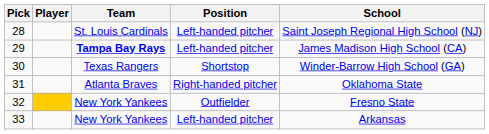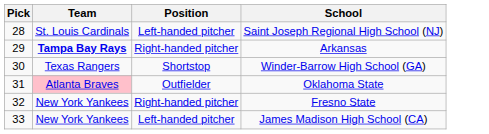- column: (52, 13)
(225, 48) Left-handed pitcher -> (186, 48) Right-handed pitcher
(382, 48) James Madison High School (CA) -> (343, 48) Arkansas
(121, 84) no background -> (82, 84) pink background
(225, 84) Right-handed pitcher -> (186, 84) Outfielder
(225, 102) Outfielder -> (186, 102) Right-handed pitcher
(382, 119) Arkansas -> (343, 119) James Madison High School (CA)
